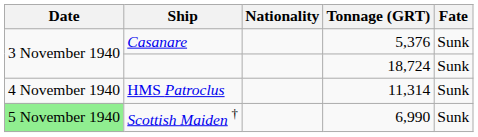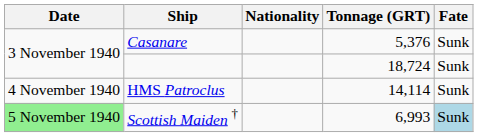(409, 90) 11,314 -> (409, 90) 14,114
(413, 117) 6,990 -> (413, 117) 6,993
(453, 117) no background -> (453, 117) lightblue background
